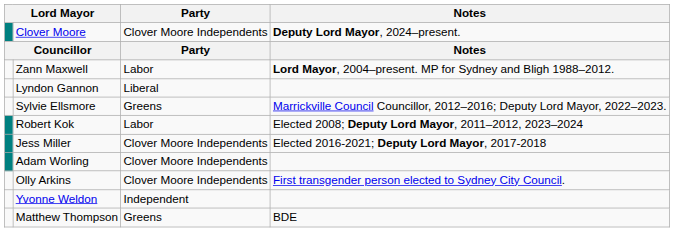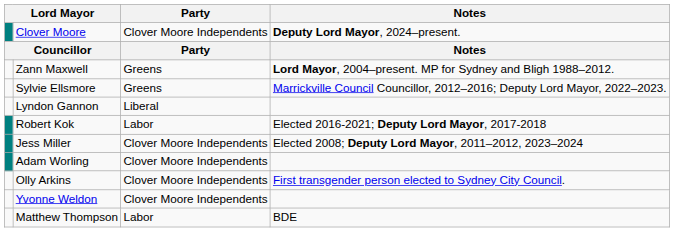(138, 69) Labor -> (143, 69) Greens
rows swapped: (57, 87) <-> (56, 106)
(428, 124) Elected 2008; Deputy Lord Mayor, 2011–2012, 2023–2024 -> (410, 124) Elected 2016-2021; Deputy Lord Mayor, 2017-2018
(410, 143) Elected 2016-2021; Deputy Lord Mayor, 2017-2018 -> (428, 143) Elected 2008; Deputy Lord Mayor, 2011–2012, 2023–2024
(156, 198) Independent -> (196, 198) Clover Moore Independents
(143, 217) Greens -> (138, 217) Labor
